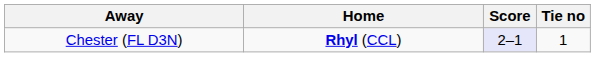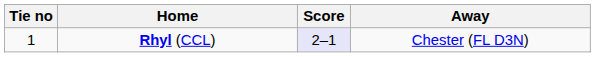columns swapped: (563, 16) <-> (124, 16)
